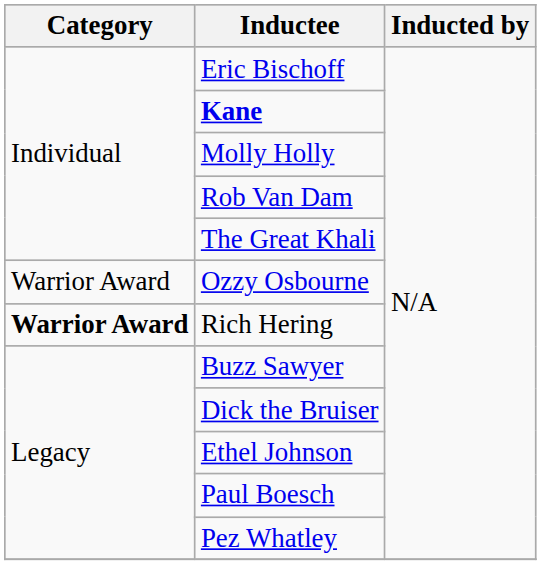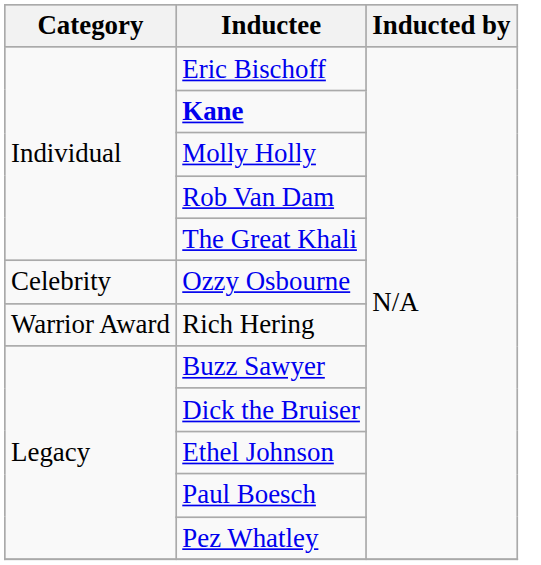(90, 281) Warrior Award -> (61, 281) Celebrity
(100, 324) bold -> (90, 324) normal
